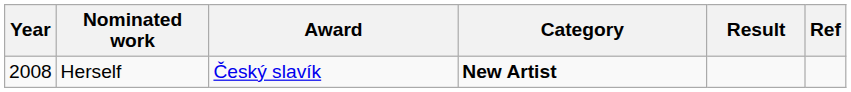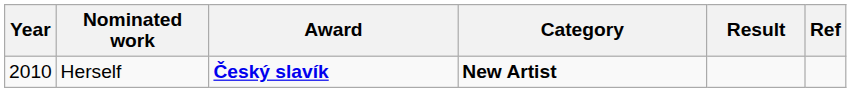(30, 71) 2008 -> (30, 71) 2010
(267, 71) normal -> (271, 71) bold
